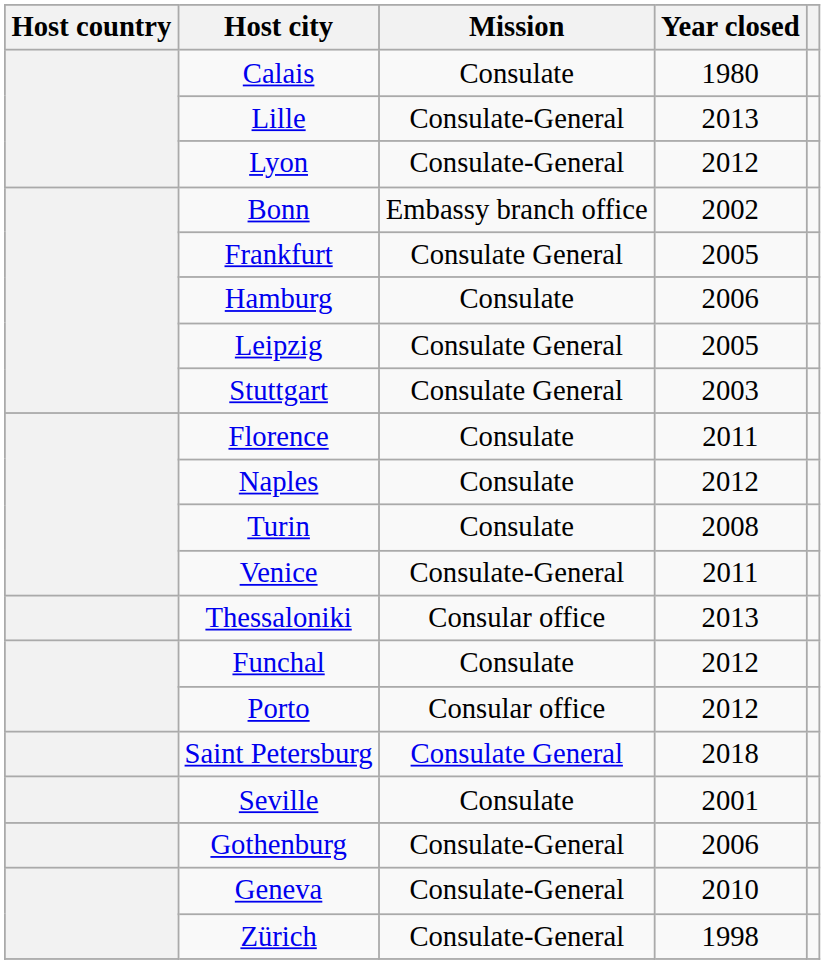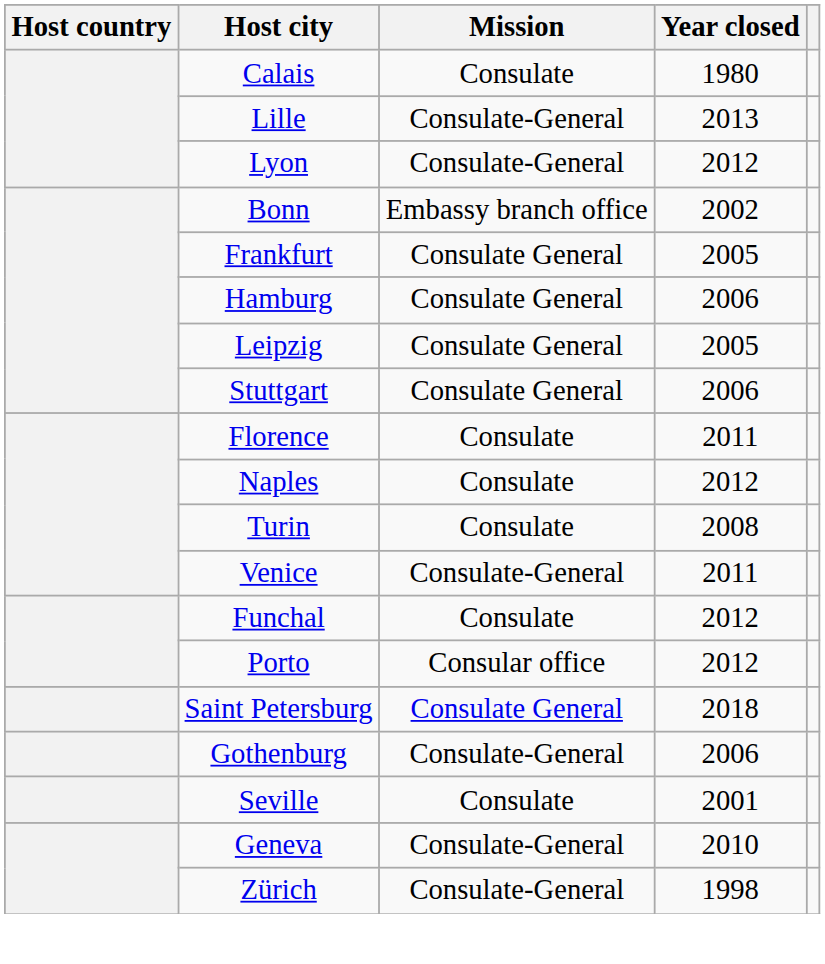(517, 299) Consulate -> (517, 299) Consulate General
(730, 390) 2003 -> (730, 390) 2006
- row: (279, 617)
rows swapped: (279, 799) <-> (279, 844)
